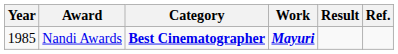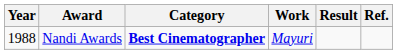(22, 37) 1985 -> (22, 37) 1988
(293, 37) bold -> (292, 37) normal
